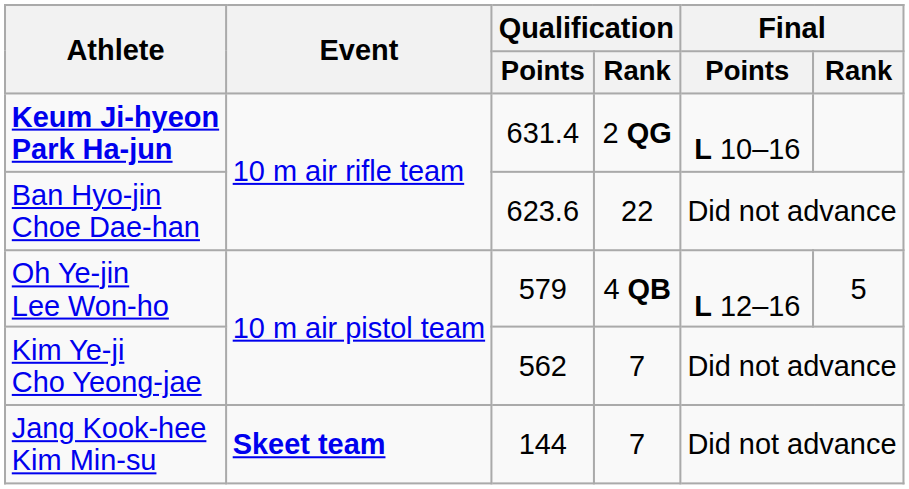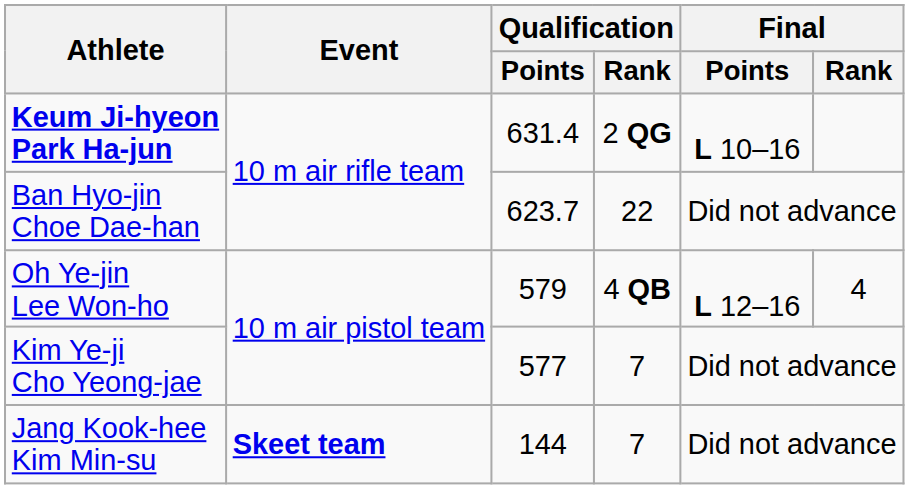(543, 211) 623.6 -> (543, 211) 623.7
(859, 289) 5 -> (859, 289) 4
(543, 367) 562 -> (543, 367) 577
